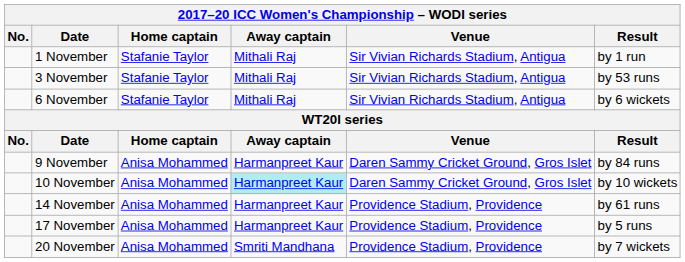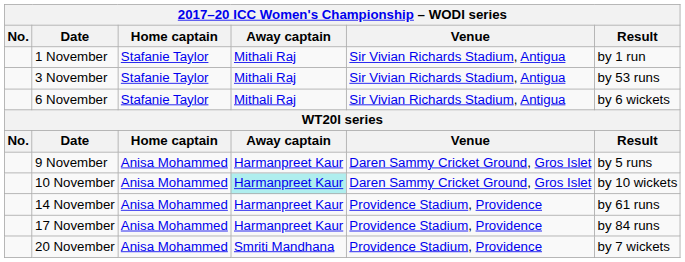(629, 162) by 84 runs -> (625, 162) by 5 runs
(625, 225) by 5 runs -> (629, 225) by 84 runs
